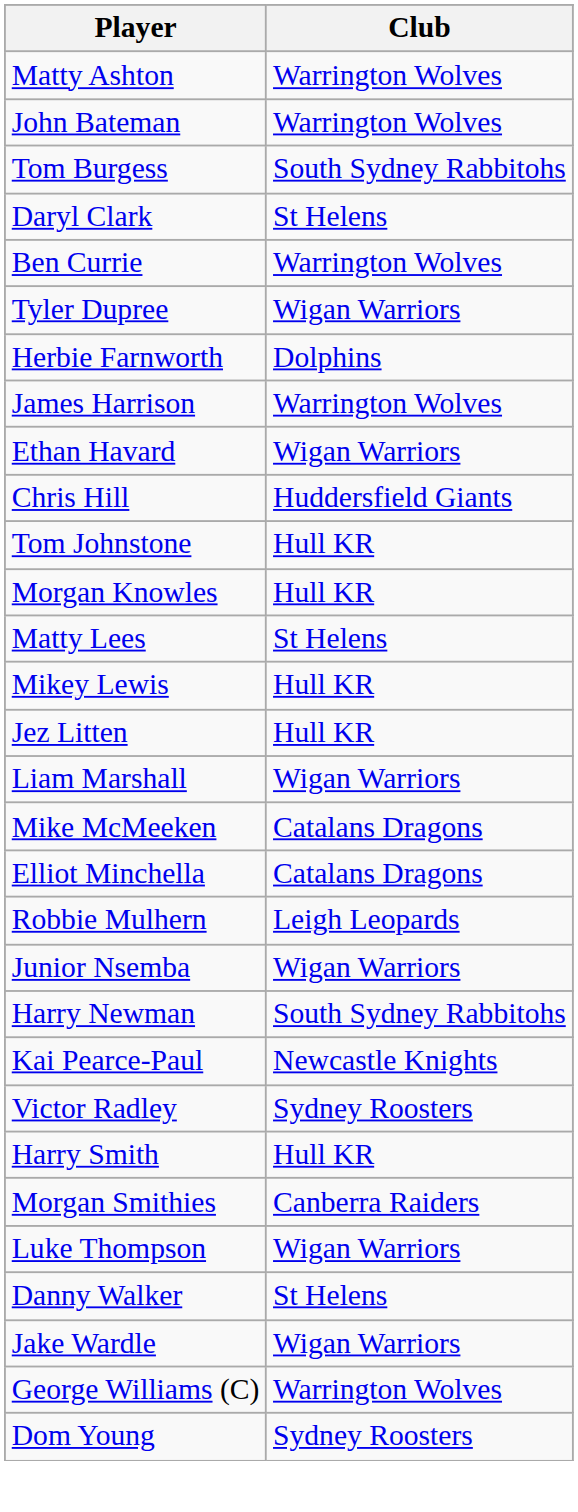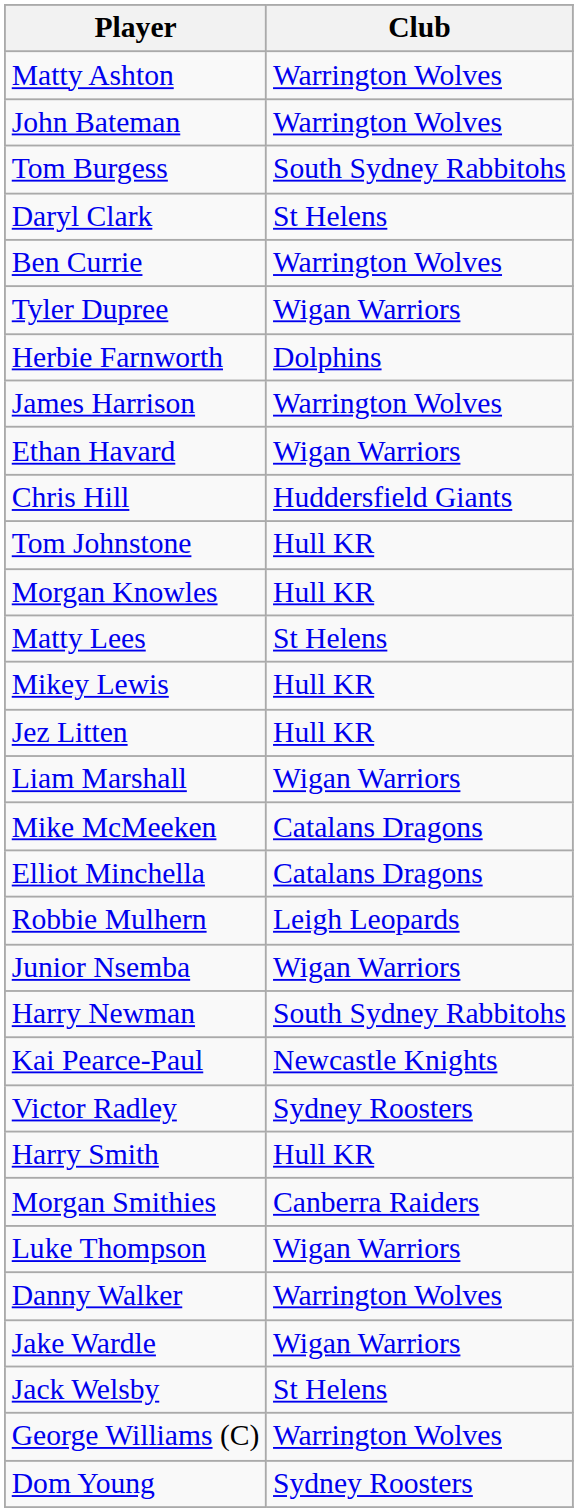(330, 1295) St Helens -> (388, 1295) Warrington Wolves
+ row: (86, 1389)
